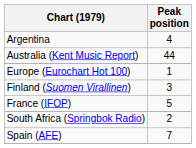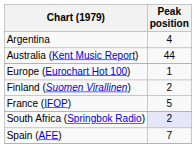(169, 87) 3 -> (169, 87) 2
(169, 119) no background -> (169, 119) lavender background
